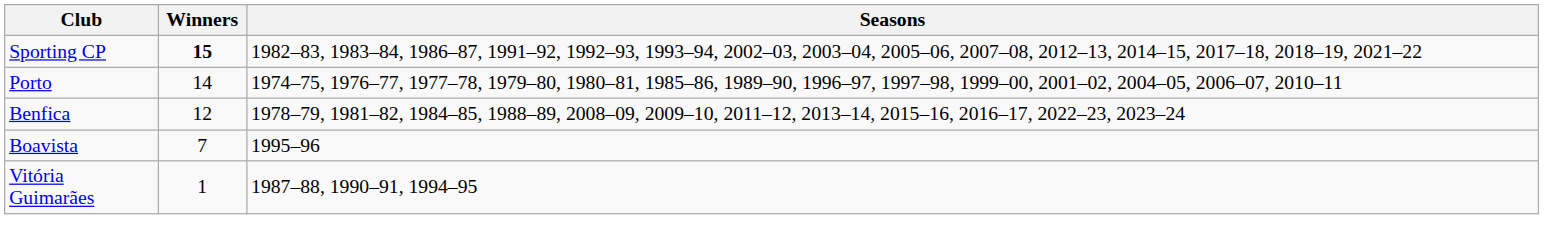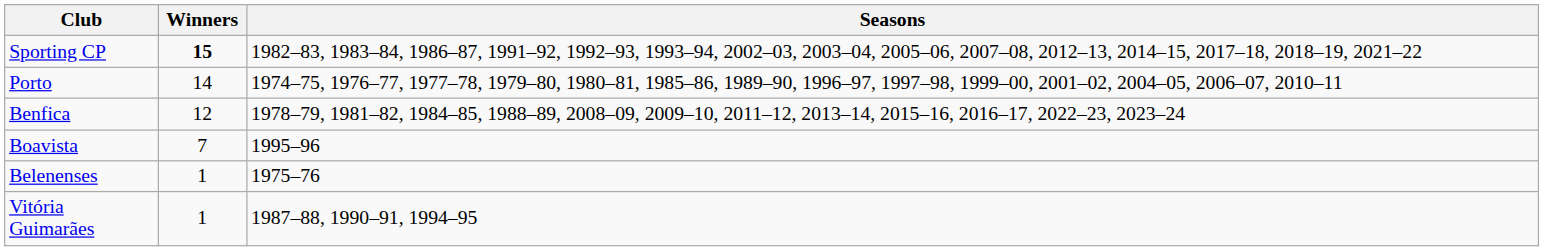+ row: (53, 176)
